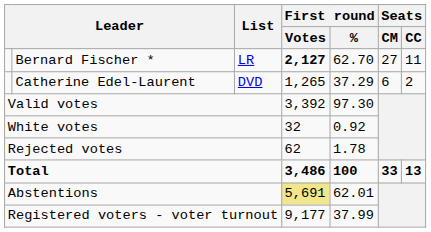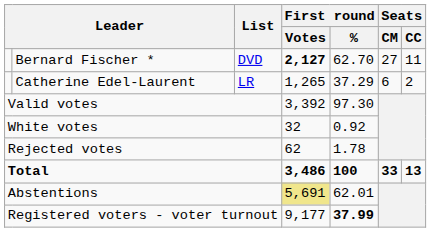(246, 60) LR -> (250, 60) DVD
(250, 82) DVD -> (246, 82) LR
(353, 216) normal -> (353, 216) bold
